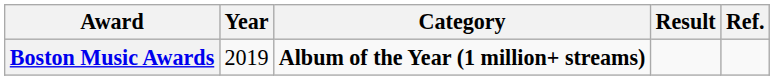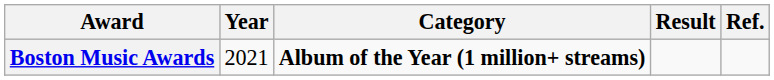(247, 57) 2019 -> (247, 57) 2021
